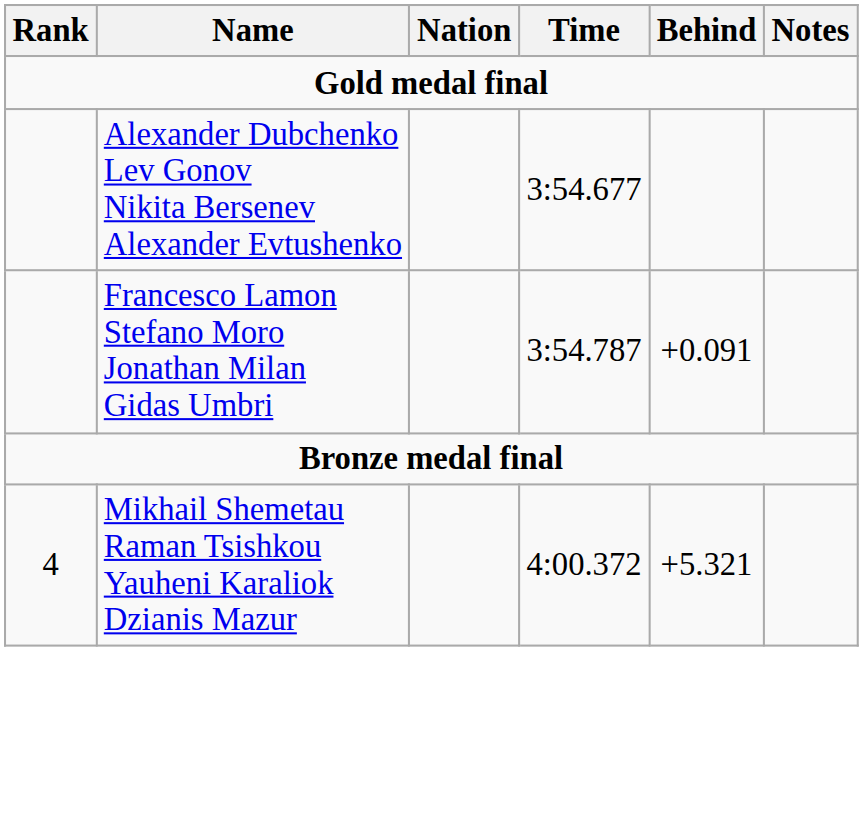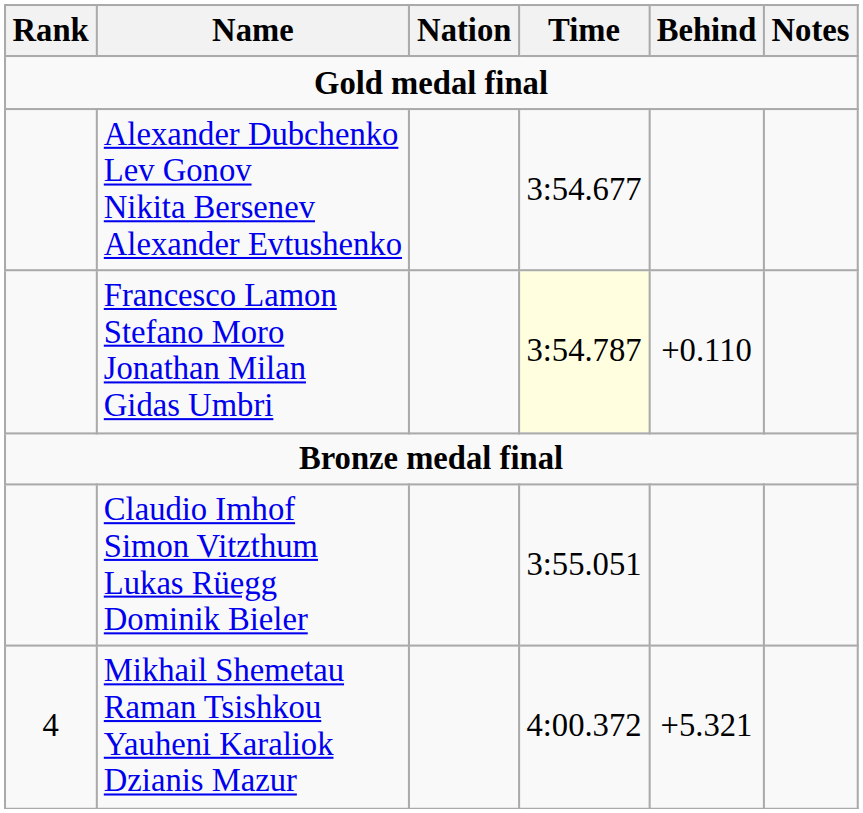(584, 350) no background -> (584, 350) lightyellow background
(707, 350) +0.091 -> (707, 350) +0.110
+ row: (211, 564)
